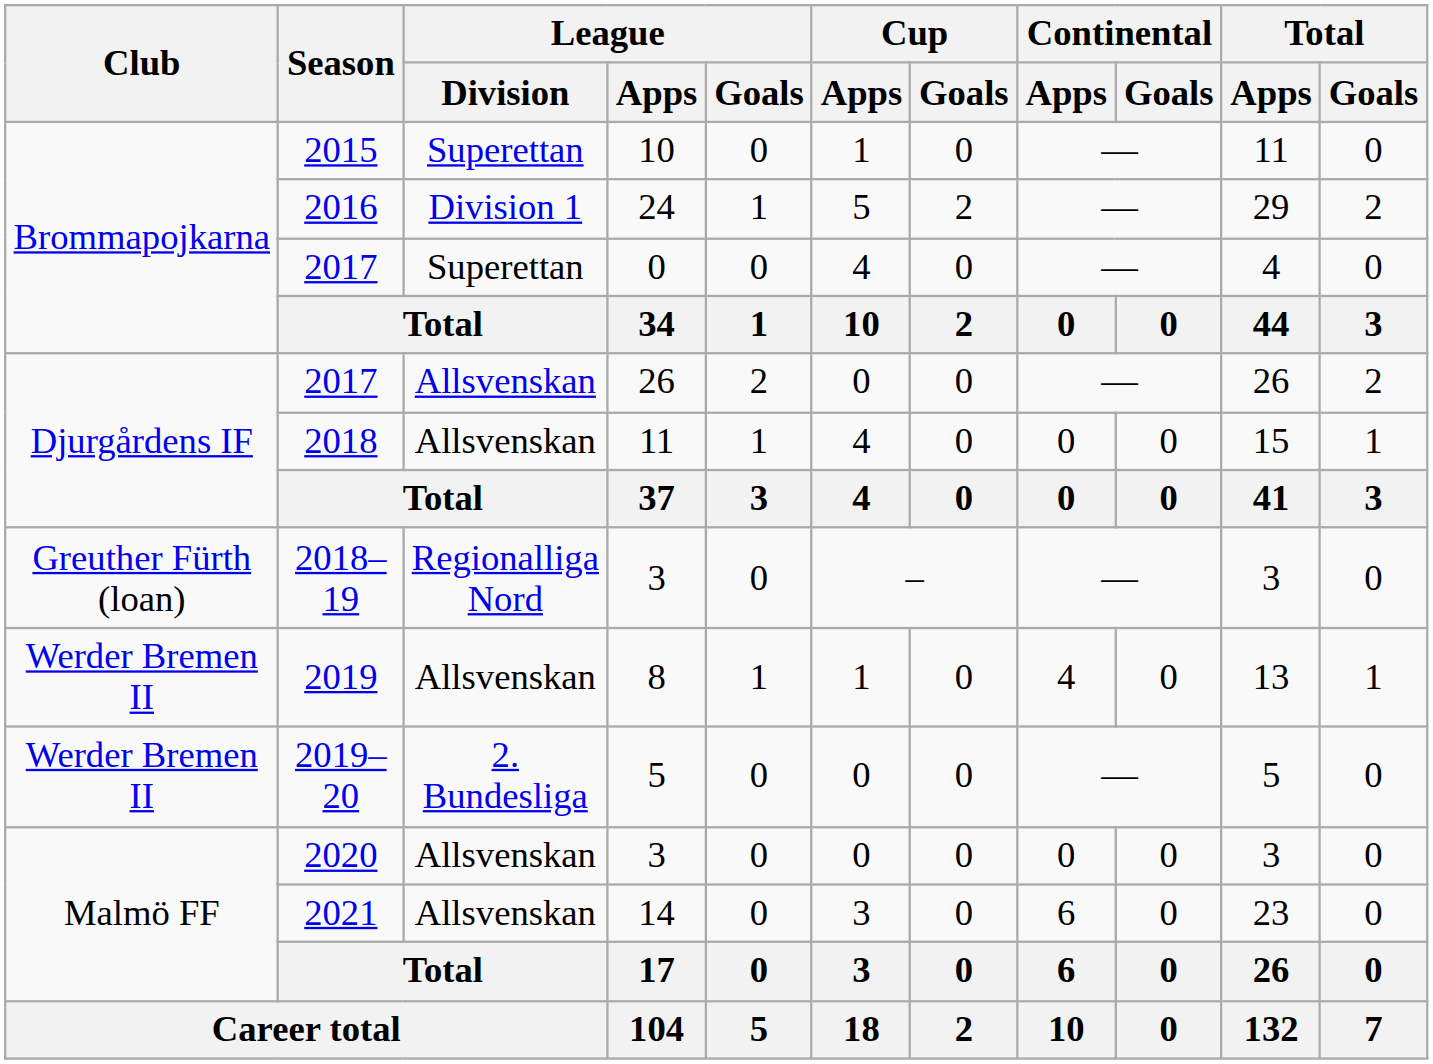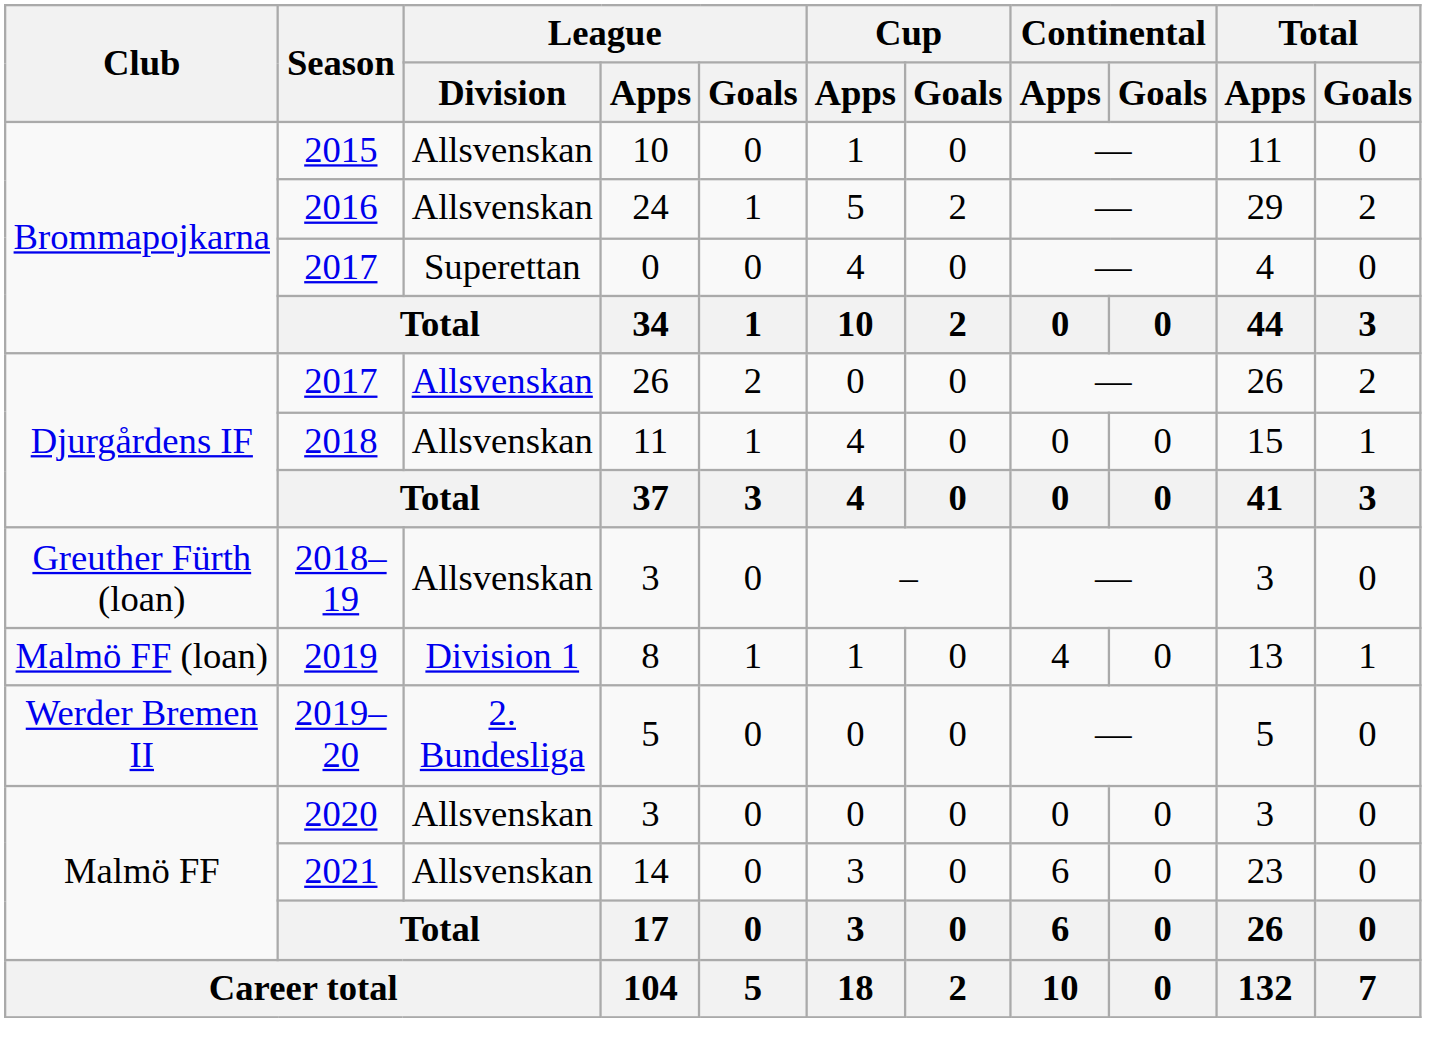(505, 149) Superettan -> (502, 149) Allsvenskan
(505, 207) Division 1 -> (502, 207) Allsvenskan
(505, 577) Regionalliga Nord -> (502, 577) Allsvenskan
(142, 676) Werder Bremen II -> (142, 655) Malmö FF (loan)
(505, 676) Allsvenskan -> (502, 655) Division 1
